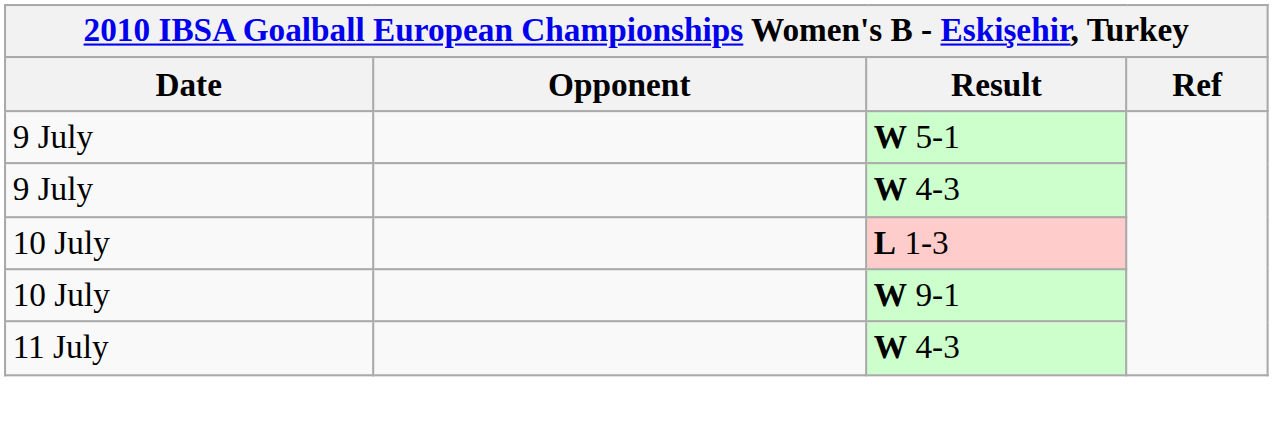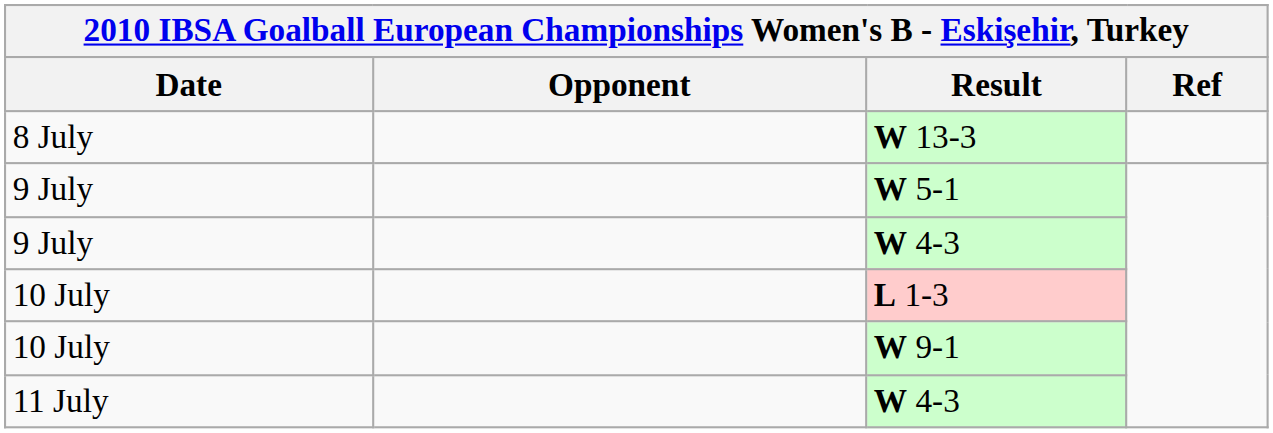+ row: (53, 136)
